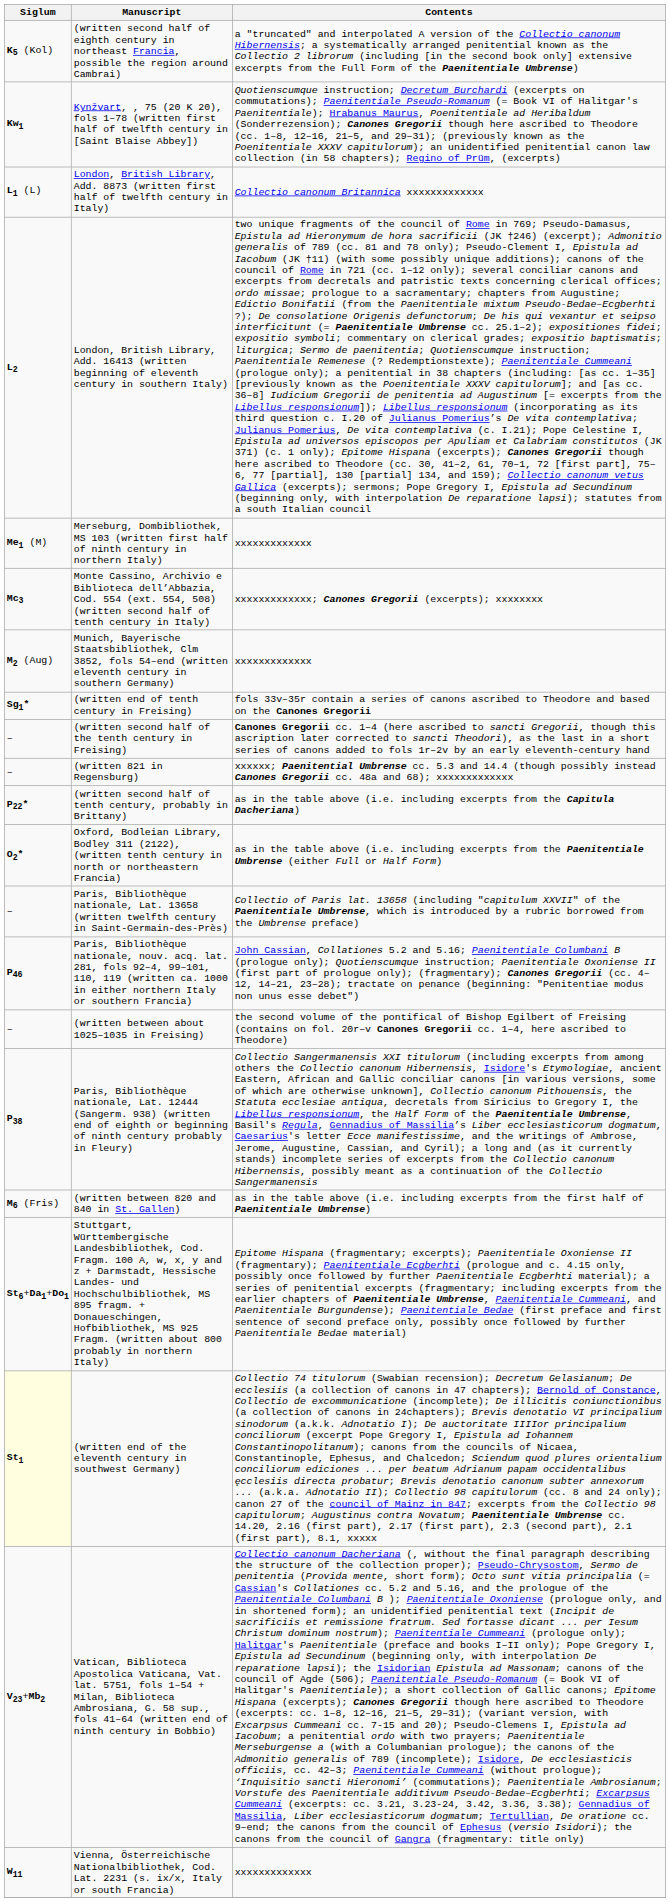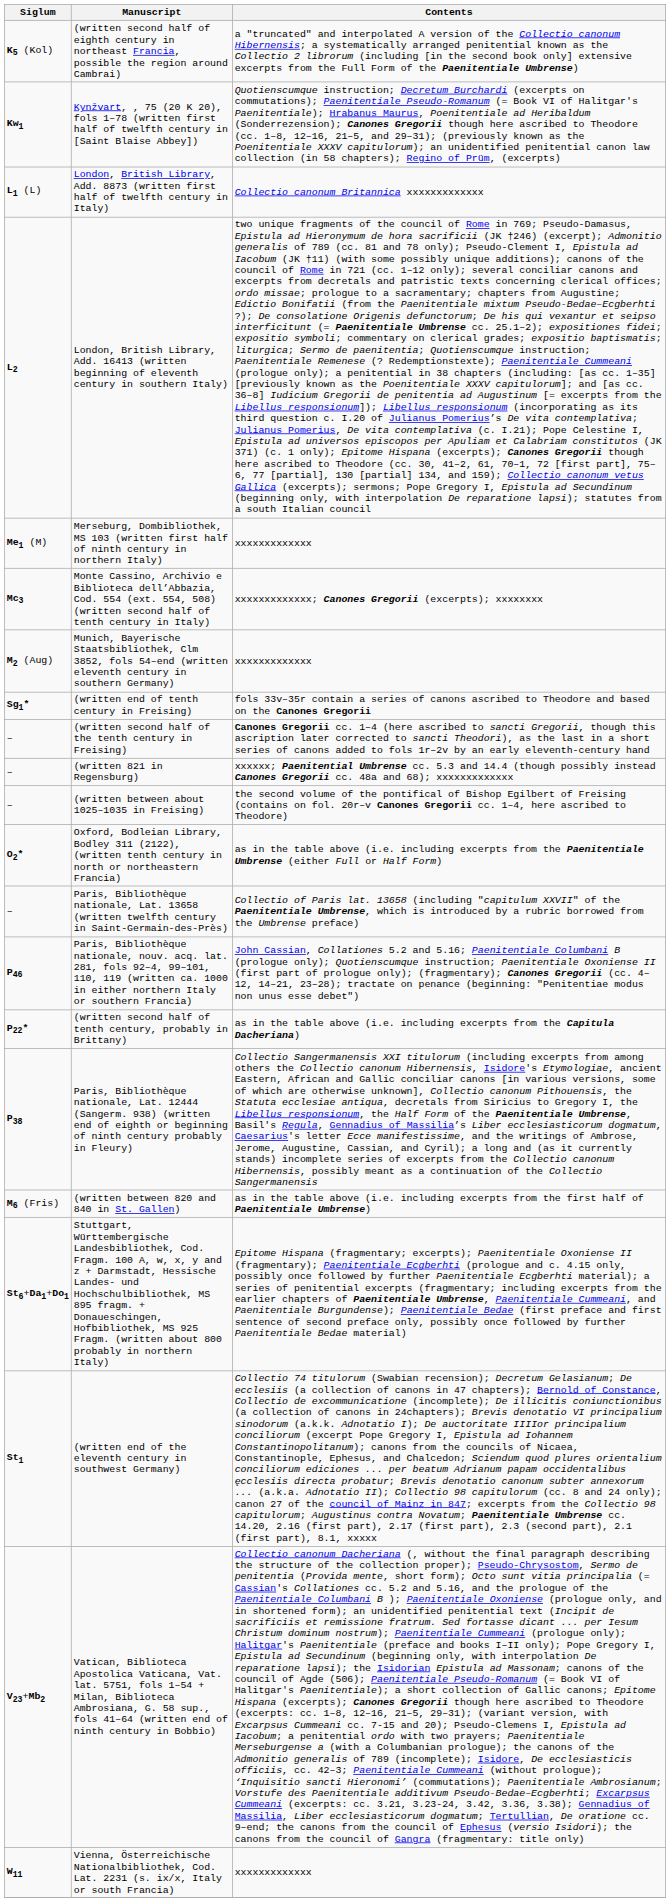rows swapped: (139, 1029) <-> (151, 805)
(15, 1458) lightyellow background -> (15, 1458) no background
